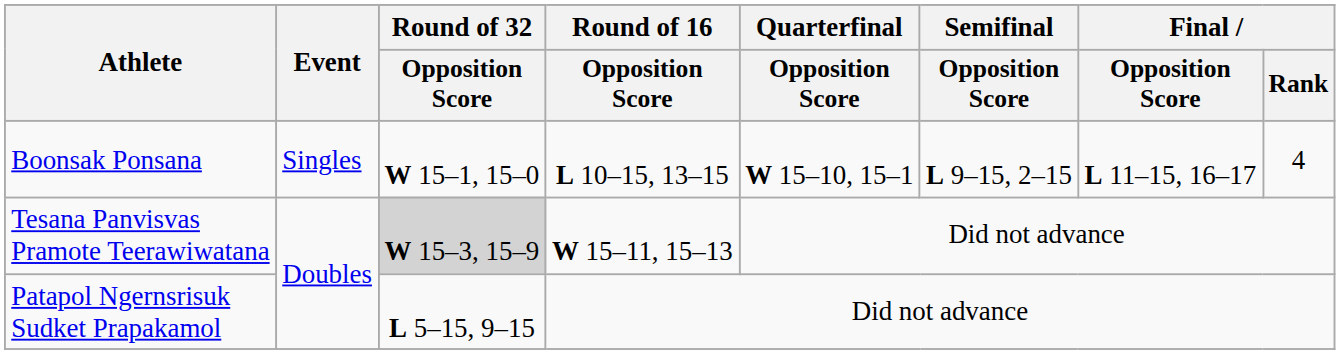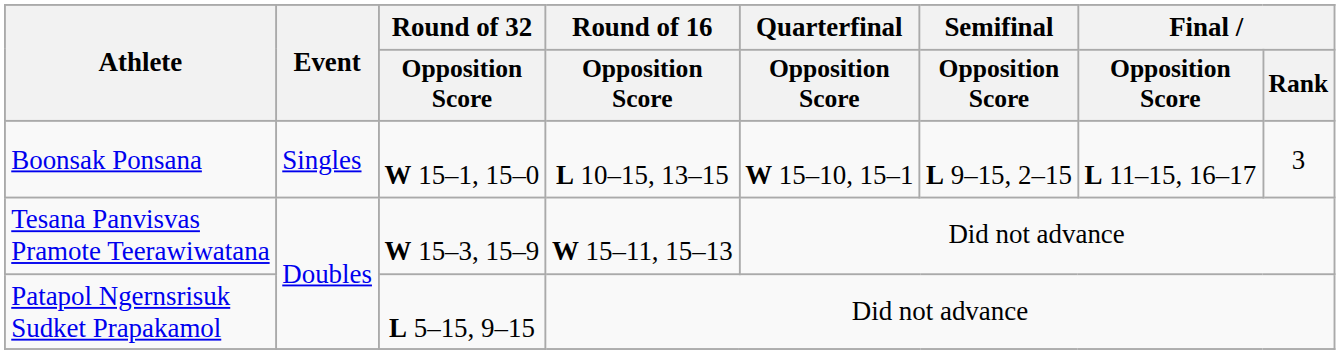(1298, 159) 4 -> (1298, 159) 3
(462, 251) lightgrey background -> (462, 251) no background
